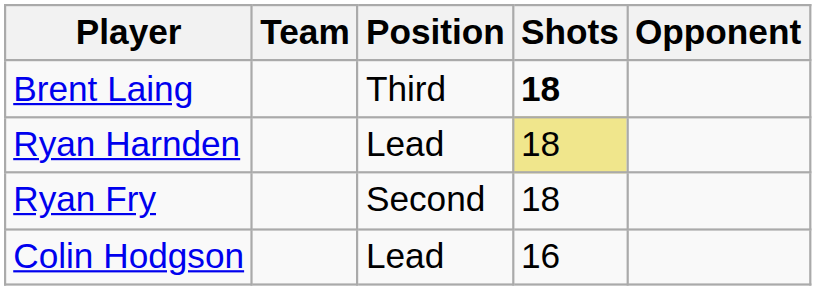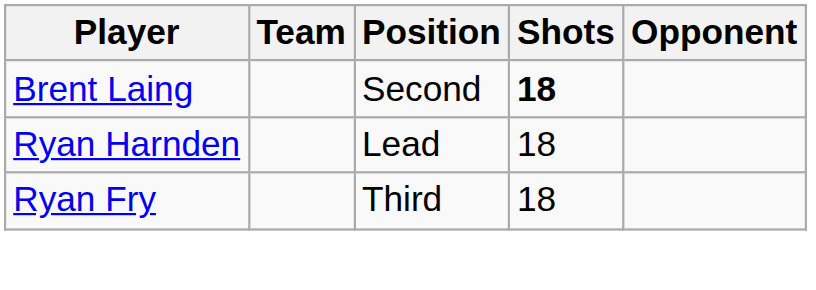(406, 88) Third -> (422, 88) Second
(541, 144) khaki background -> (537, 144) no background
(426, 199) Second -> (402, 199) Third
- row: (129, 255)
